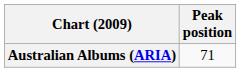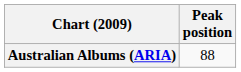(207, 55) 71 -> (207, 55) 88
